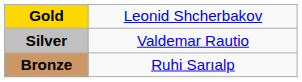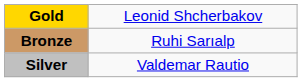rows swapped: (46, 40) <-> (46, 64)
